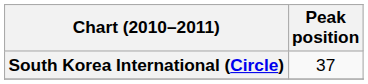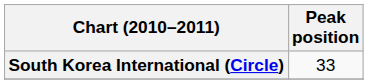(326, 65) 37 -> (326, 65) 33
